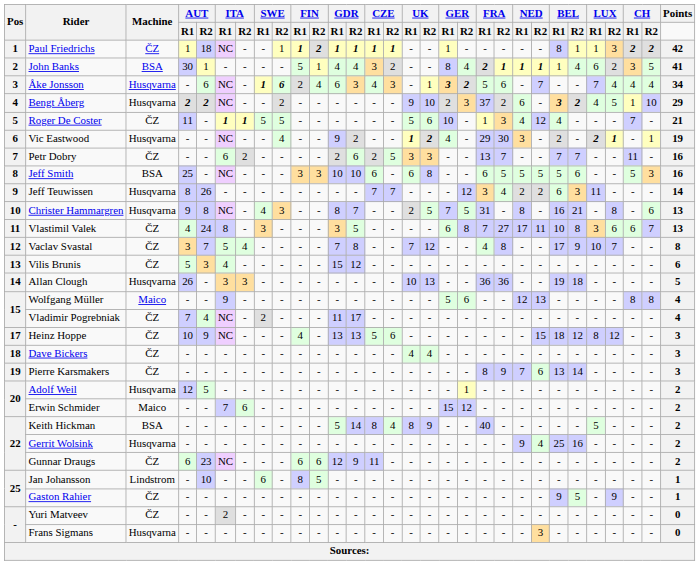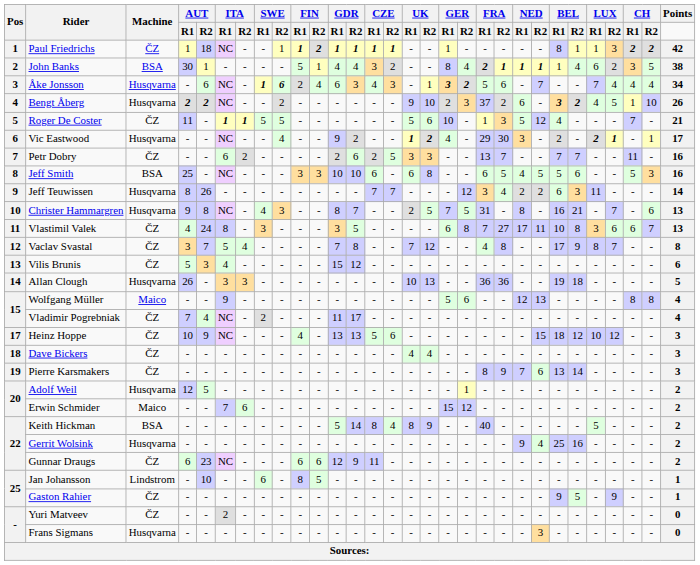(678, 67) 41 -> (678, 67) 38
(678, 102) 29 -> (678, 102) 26
(522, 120) 4 -> (522, 120) 5
(678, 138) 19 -> (678, 138) 17
(522, 174) 5 -> (522, 174) 4
(614, 210) 8 -> (614, 210) 7
(596, 246) 10 -> (596, 246) 8
(596, 335) 8 -> (596, 335) 10
